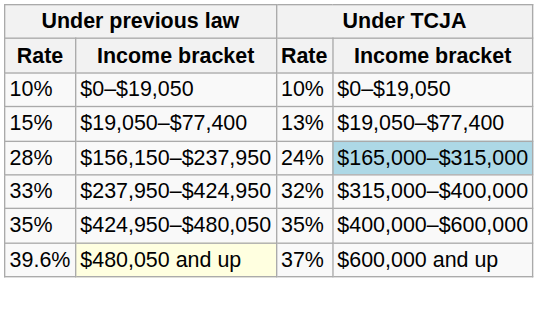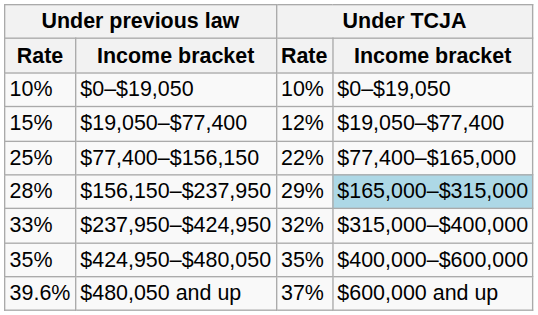(302, 123) 13% -> (302, 123) 12%
+ row: (31, 157)
(302, 157) 24% -> (302, 191) 29%
(161, 259) lightyellow background -> (161, 293) no background
